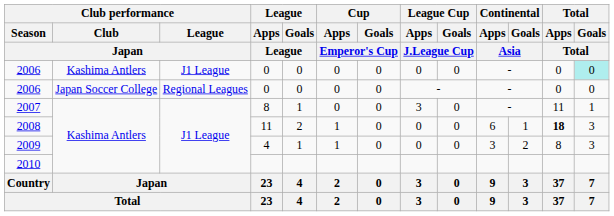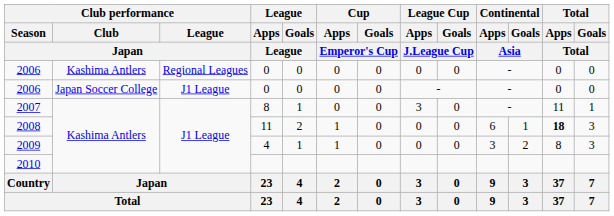(205, 70) J1 League -> (205, 70) Regional Leagues
(592, 70) paleturquoise background -> (592, 70) no background
(205, 88) Regional Leagues -> (205, 88) J1 League
